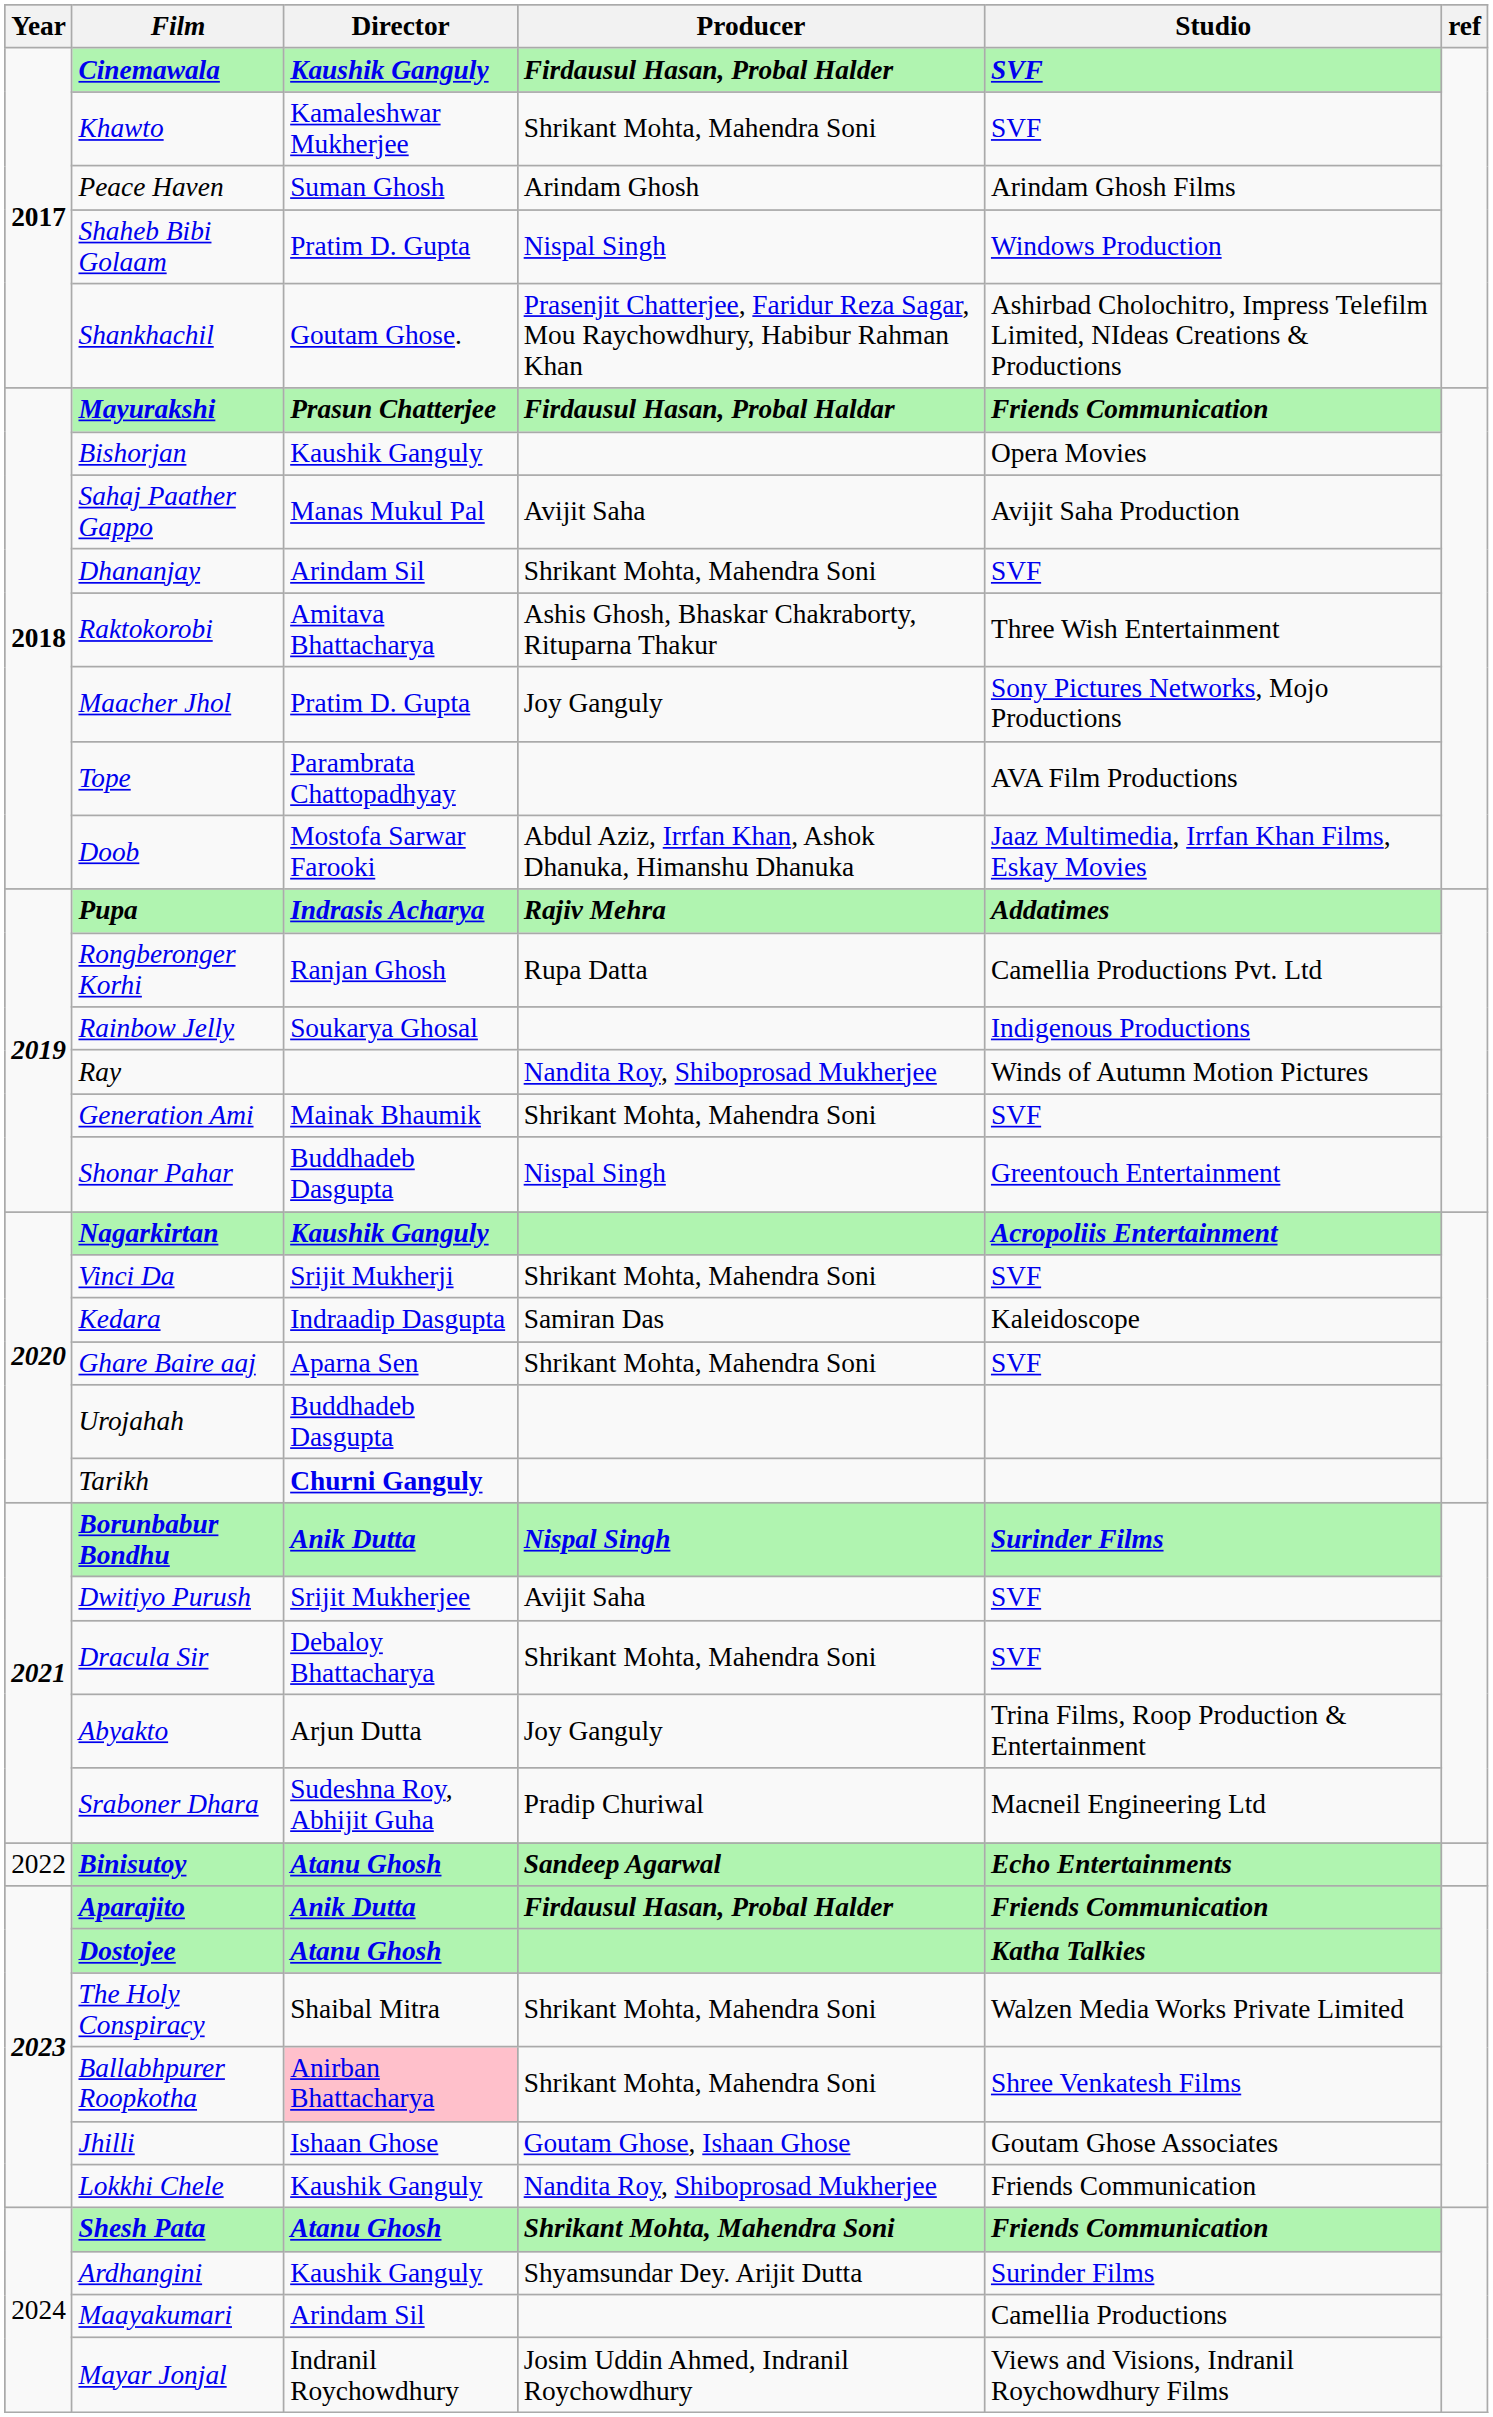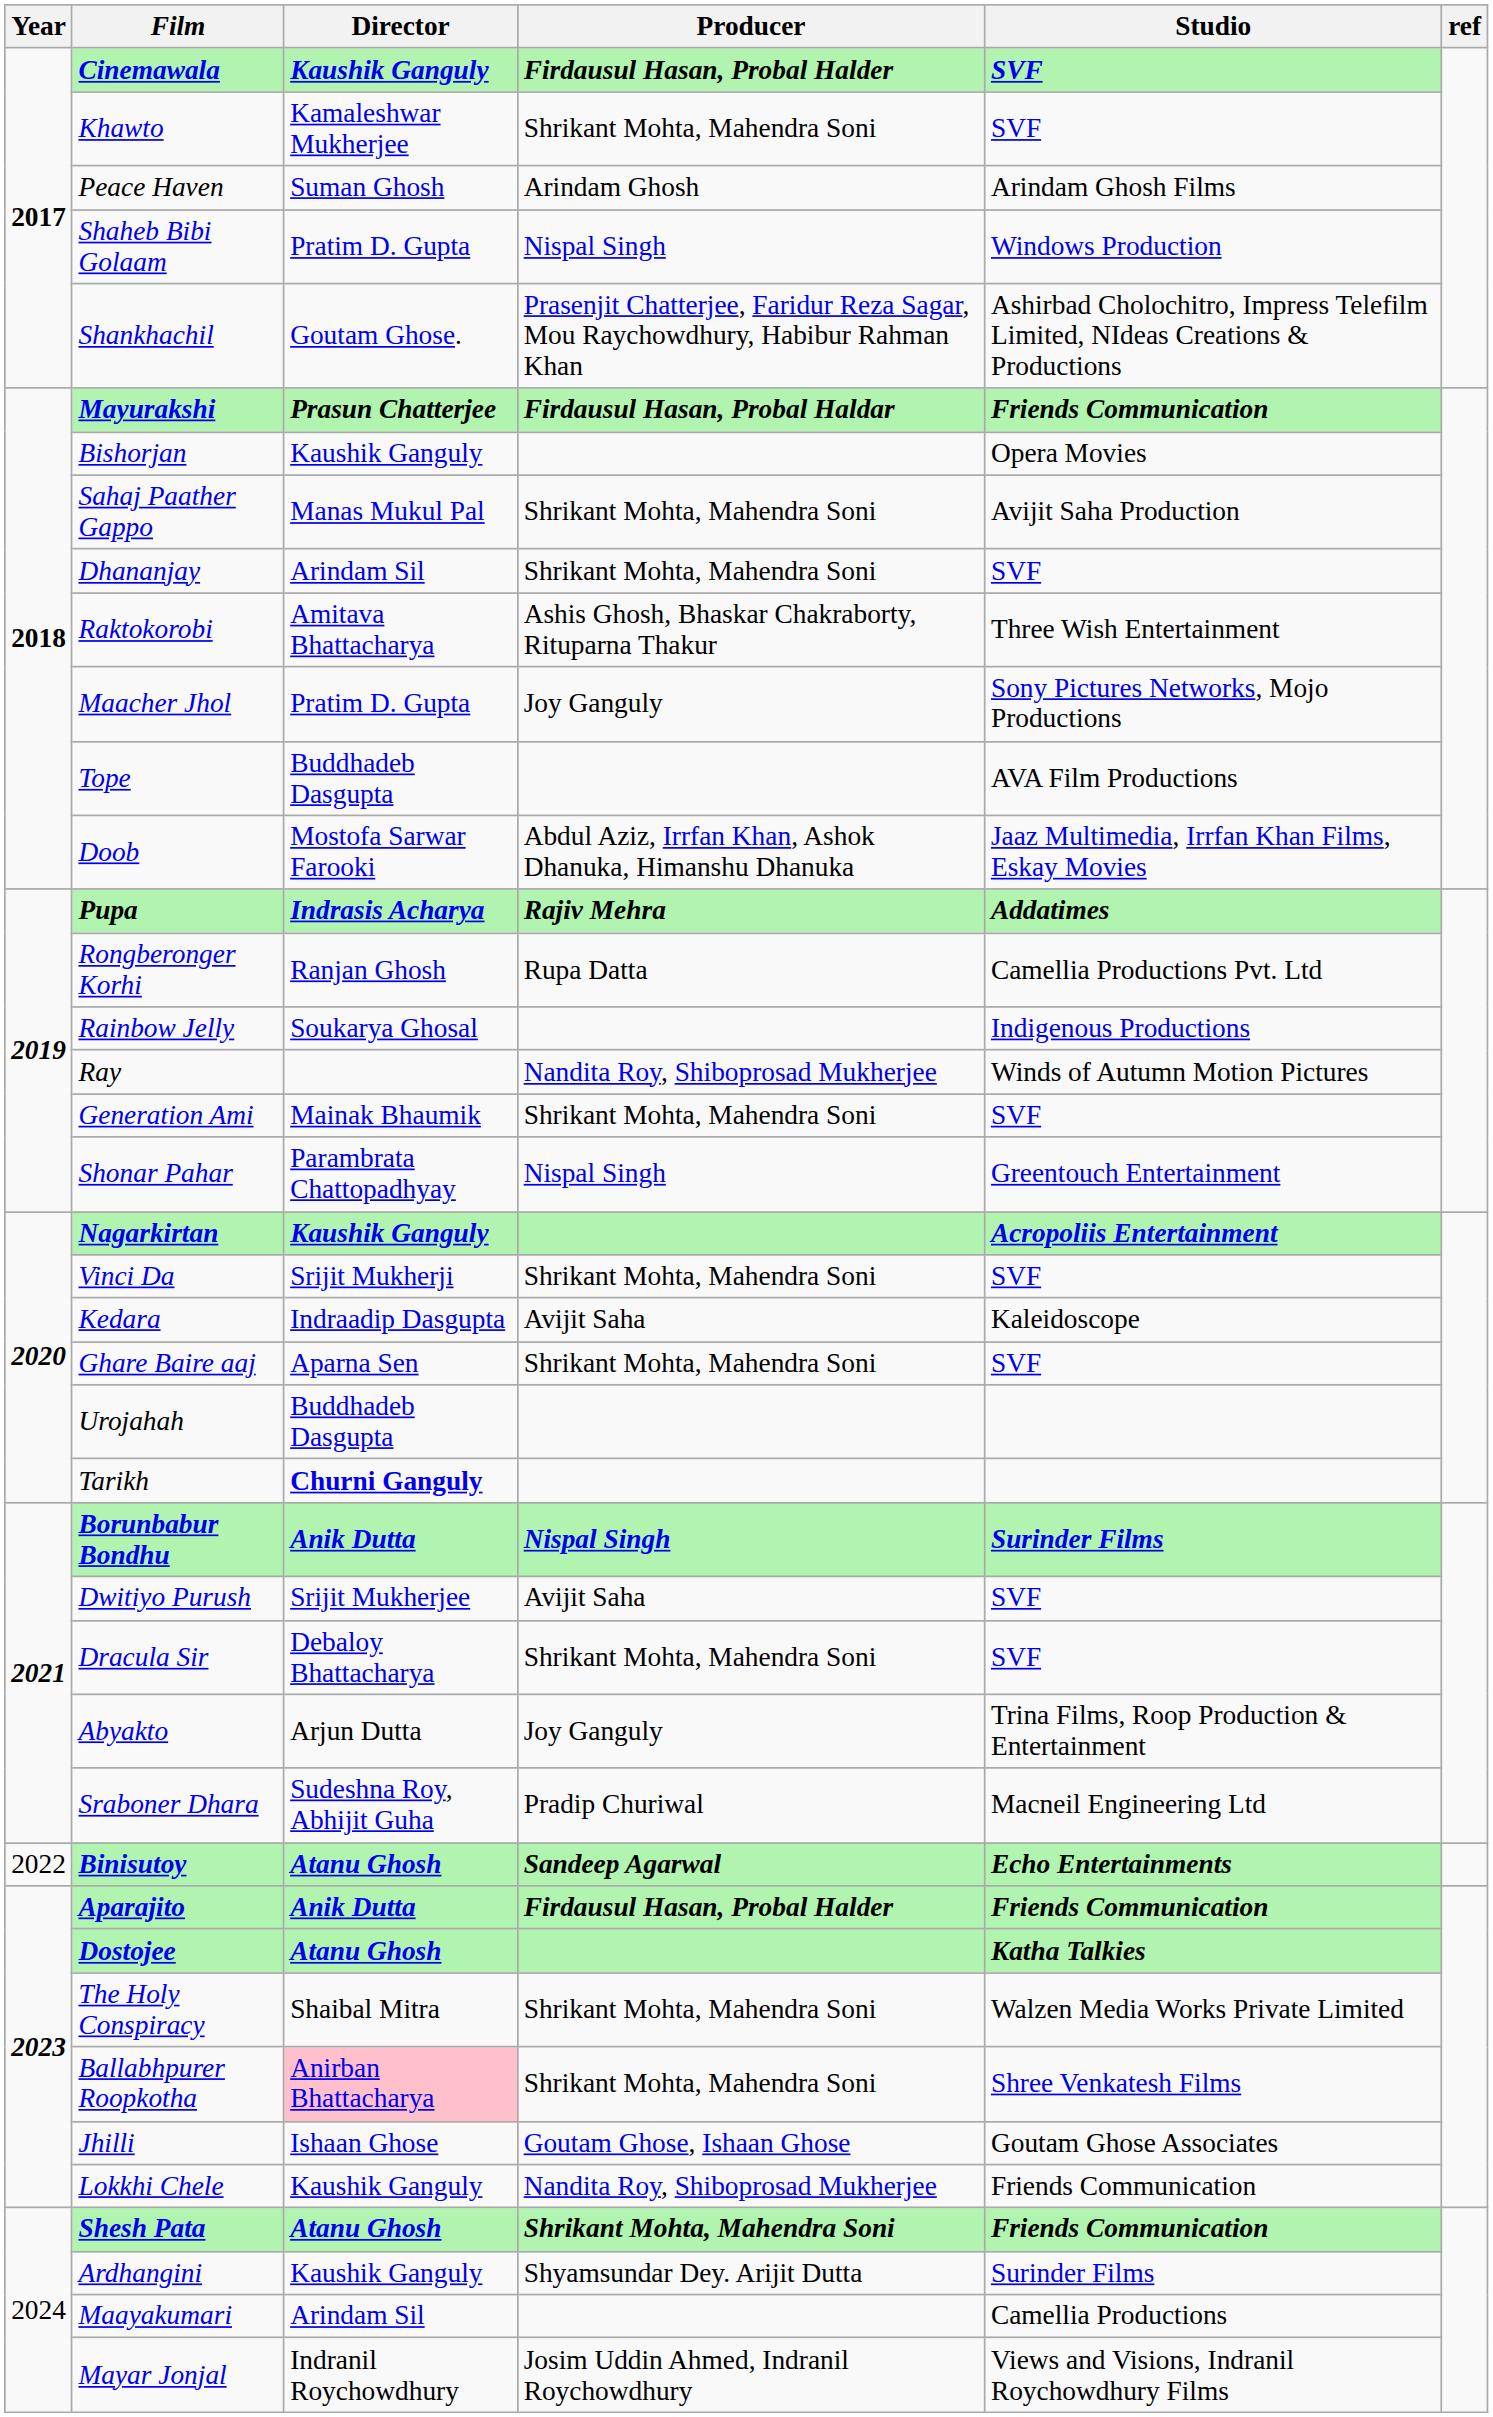(585, 511) Avijit Saha -> (700, 511) Shrikant Mohta, Mahendra Soni
(373, 777) Parambrata Chattopadhyay -> (352, 777) Buddhadeb Dasgupta
(352, 1173) Buddhadeb Dasgupta -> (373, 1173) Parambrata Chattopadhyay
(594, 1319) Samiran Das -> (585, 1319) Avijit Saha
